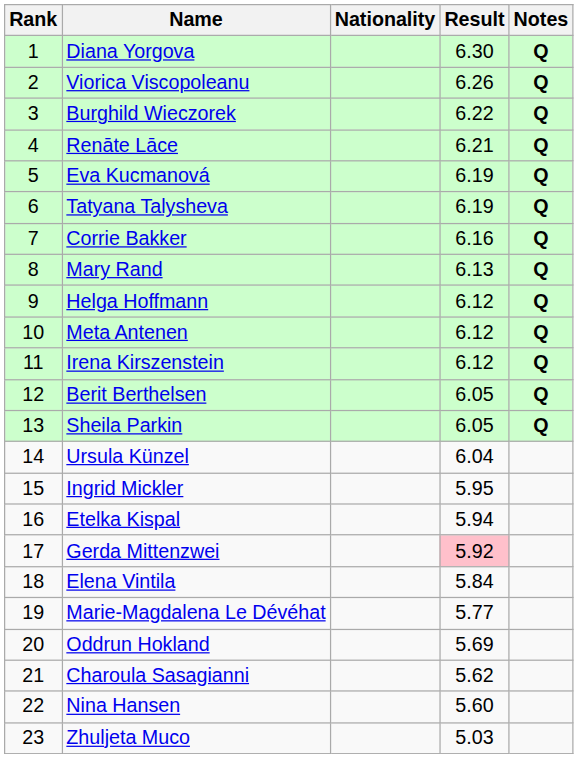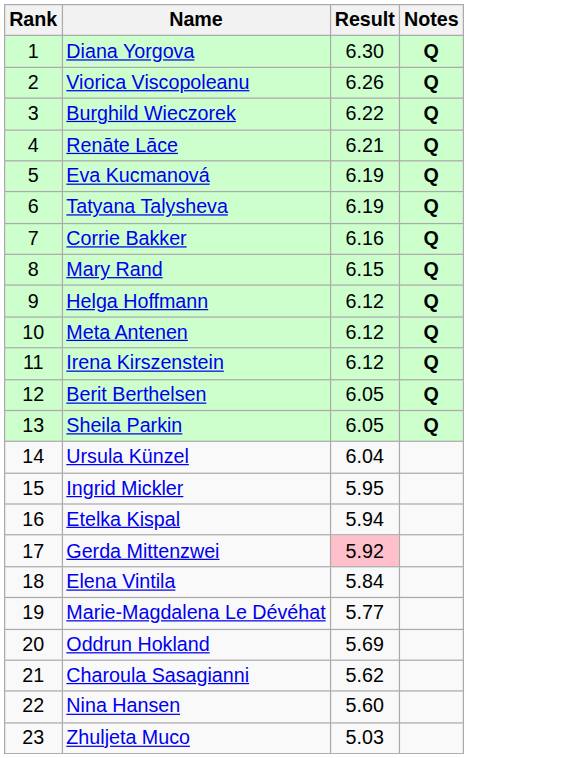- column: (385, 20)
(474, 269) 6.13 -> (365, 269) 6.15
